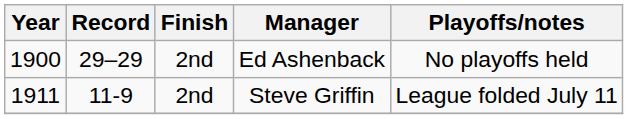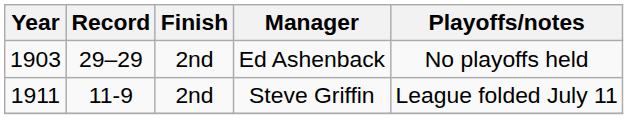(35, 58) 1900 -> (35, 58) 1903
